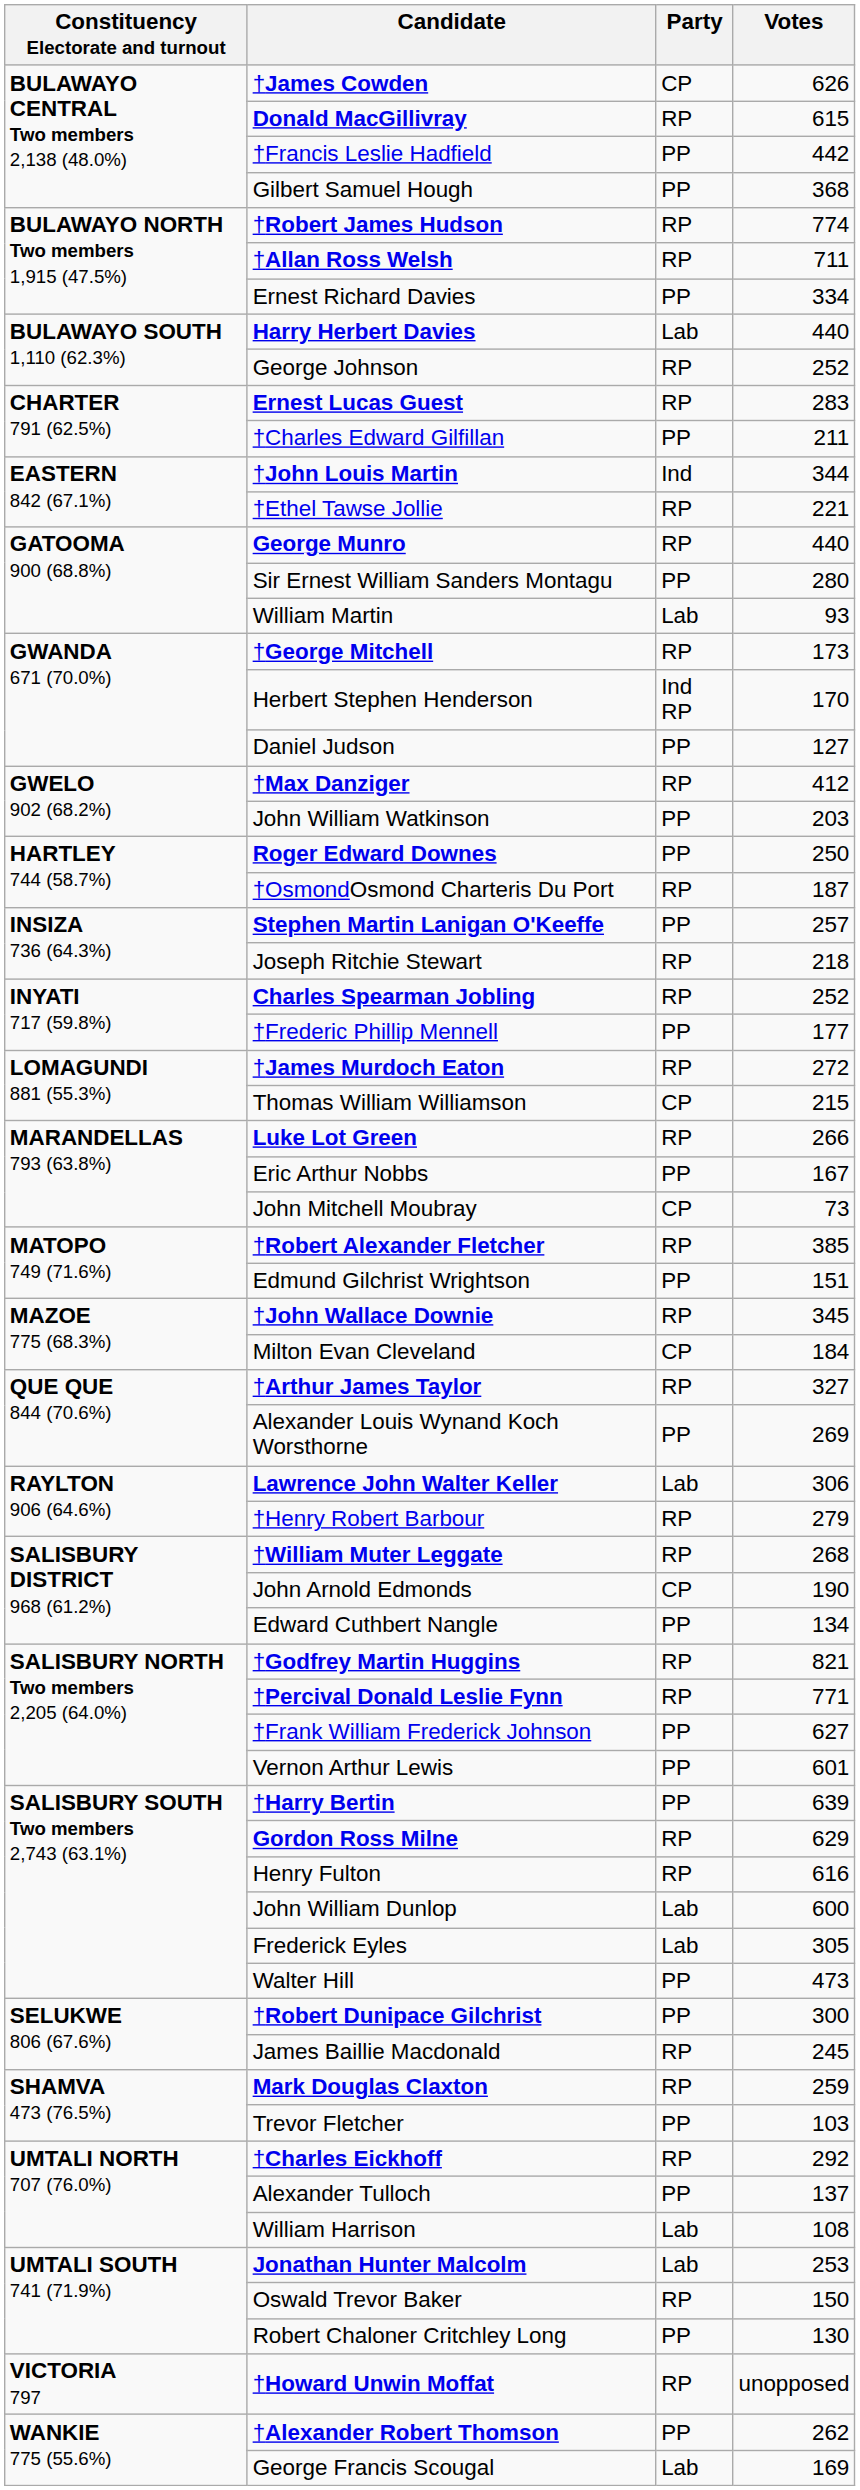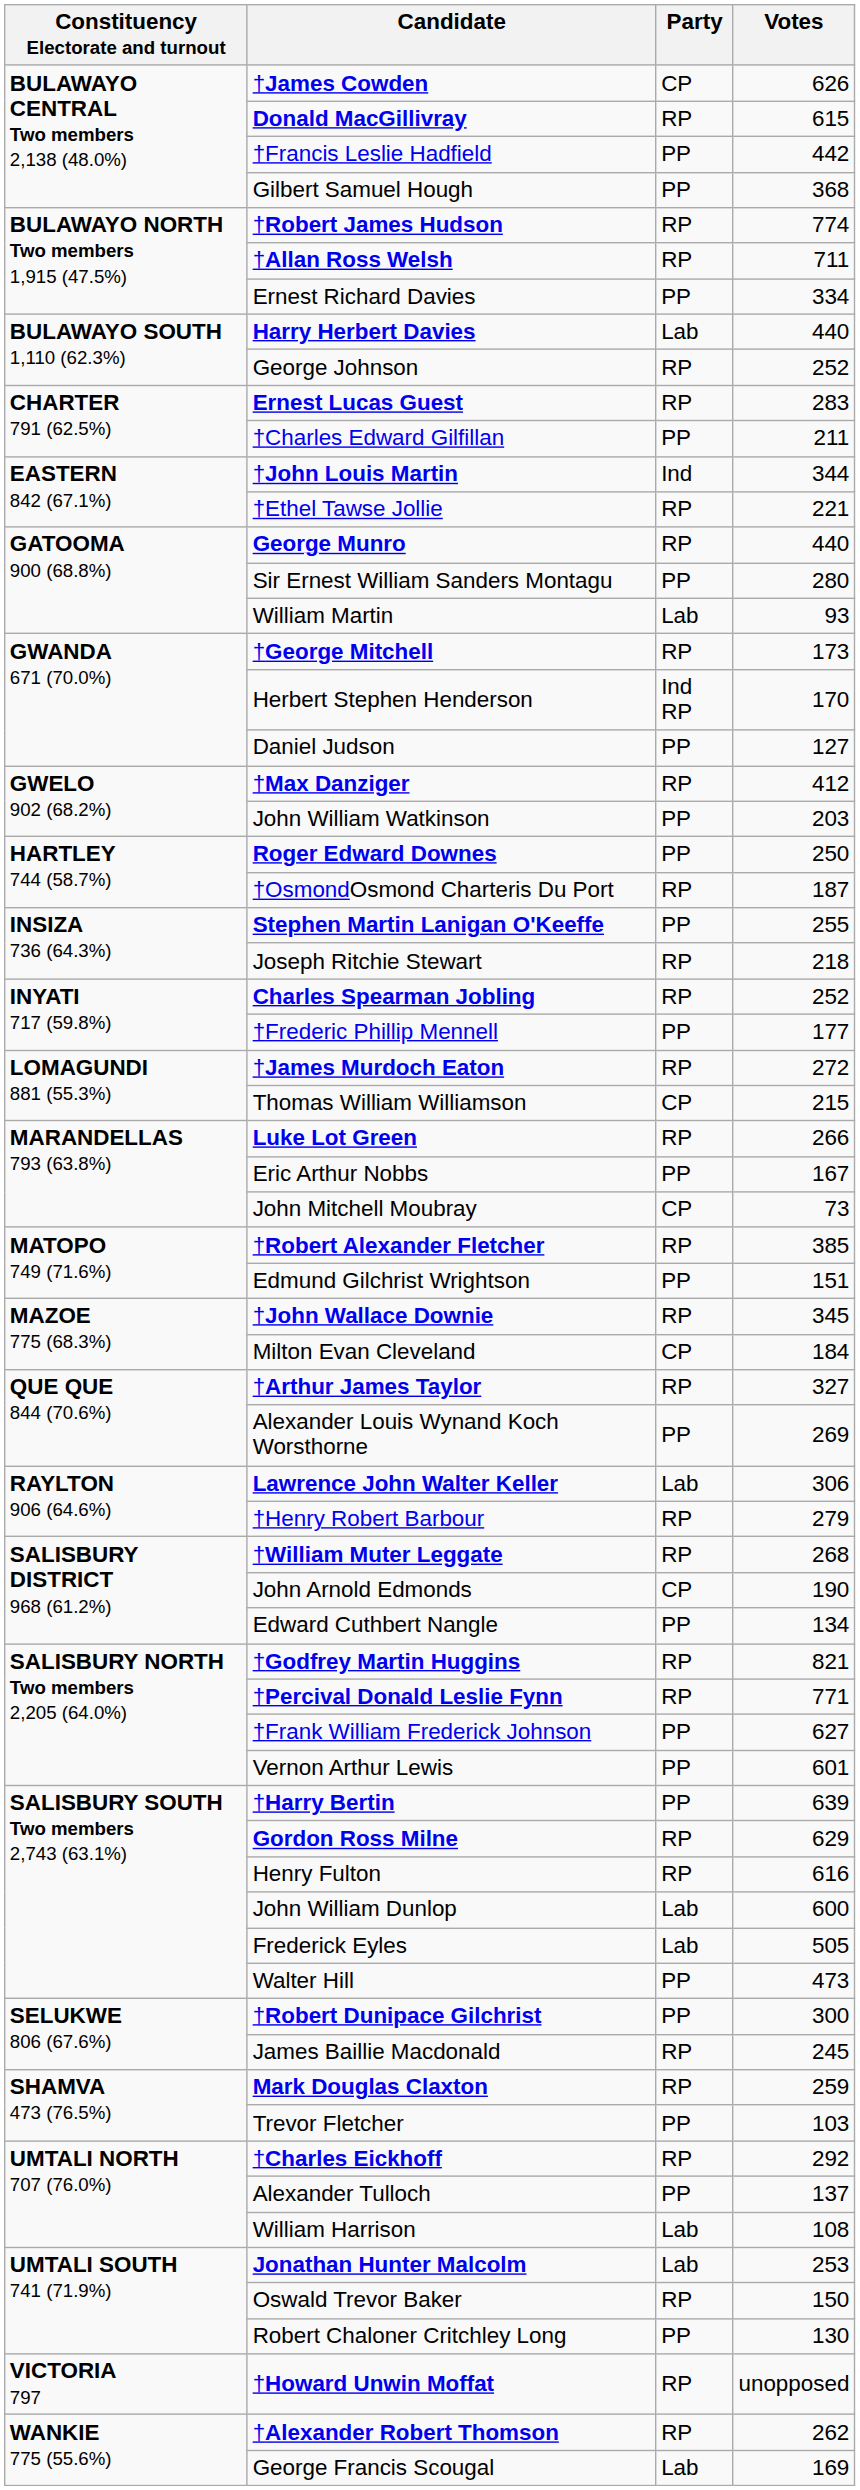(831, 925) 257 -> (831, 925) 255
(831, 1945) 305 -> (831, 1945) 505
(676, 2432) PP -> (677, 2432) RP
